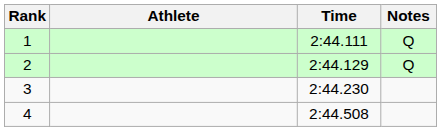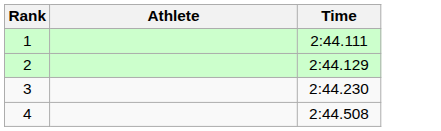- column: (408, 16)
